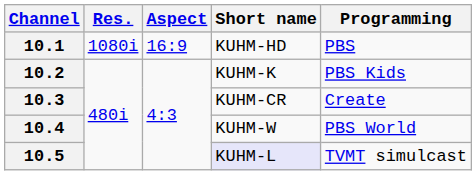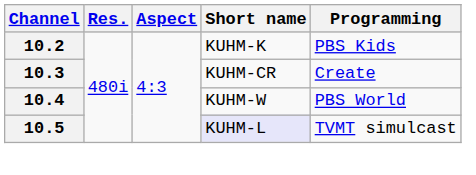- row: (44, 46)
